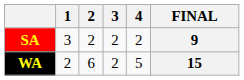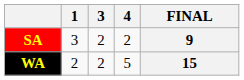- column: (91, 16)
